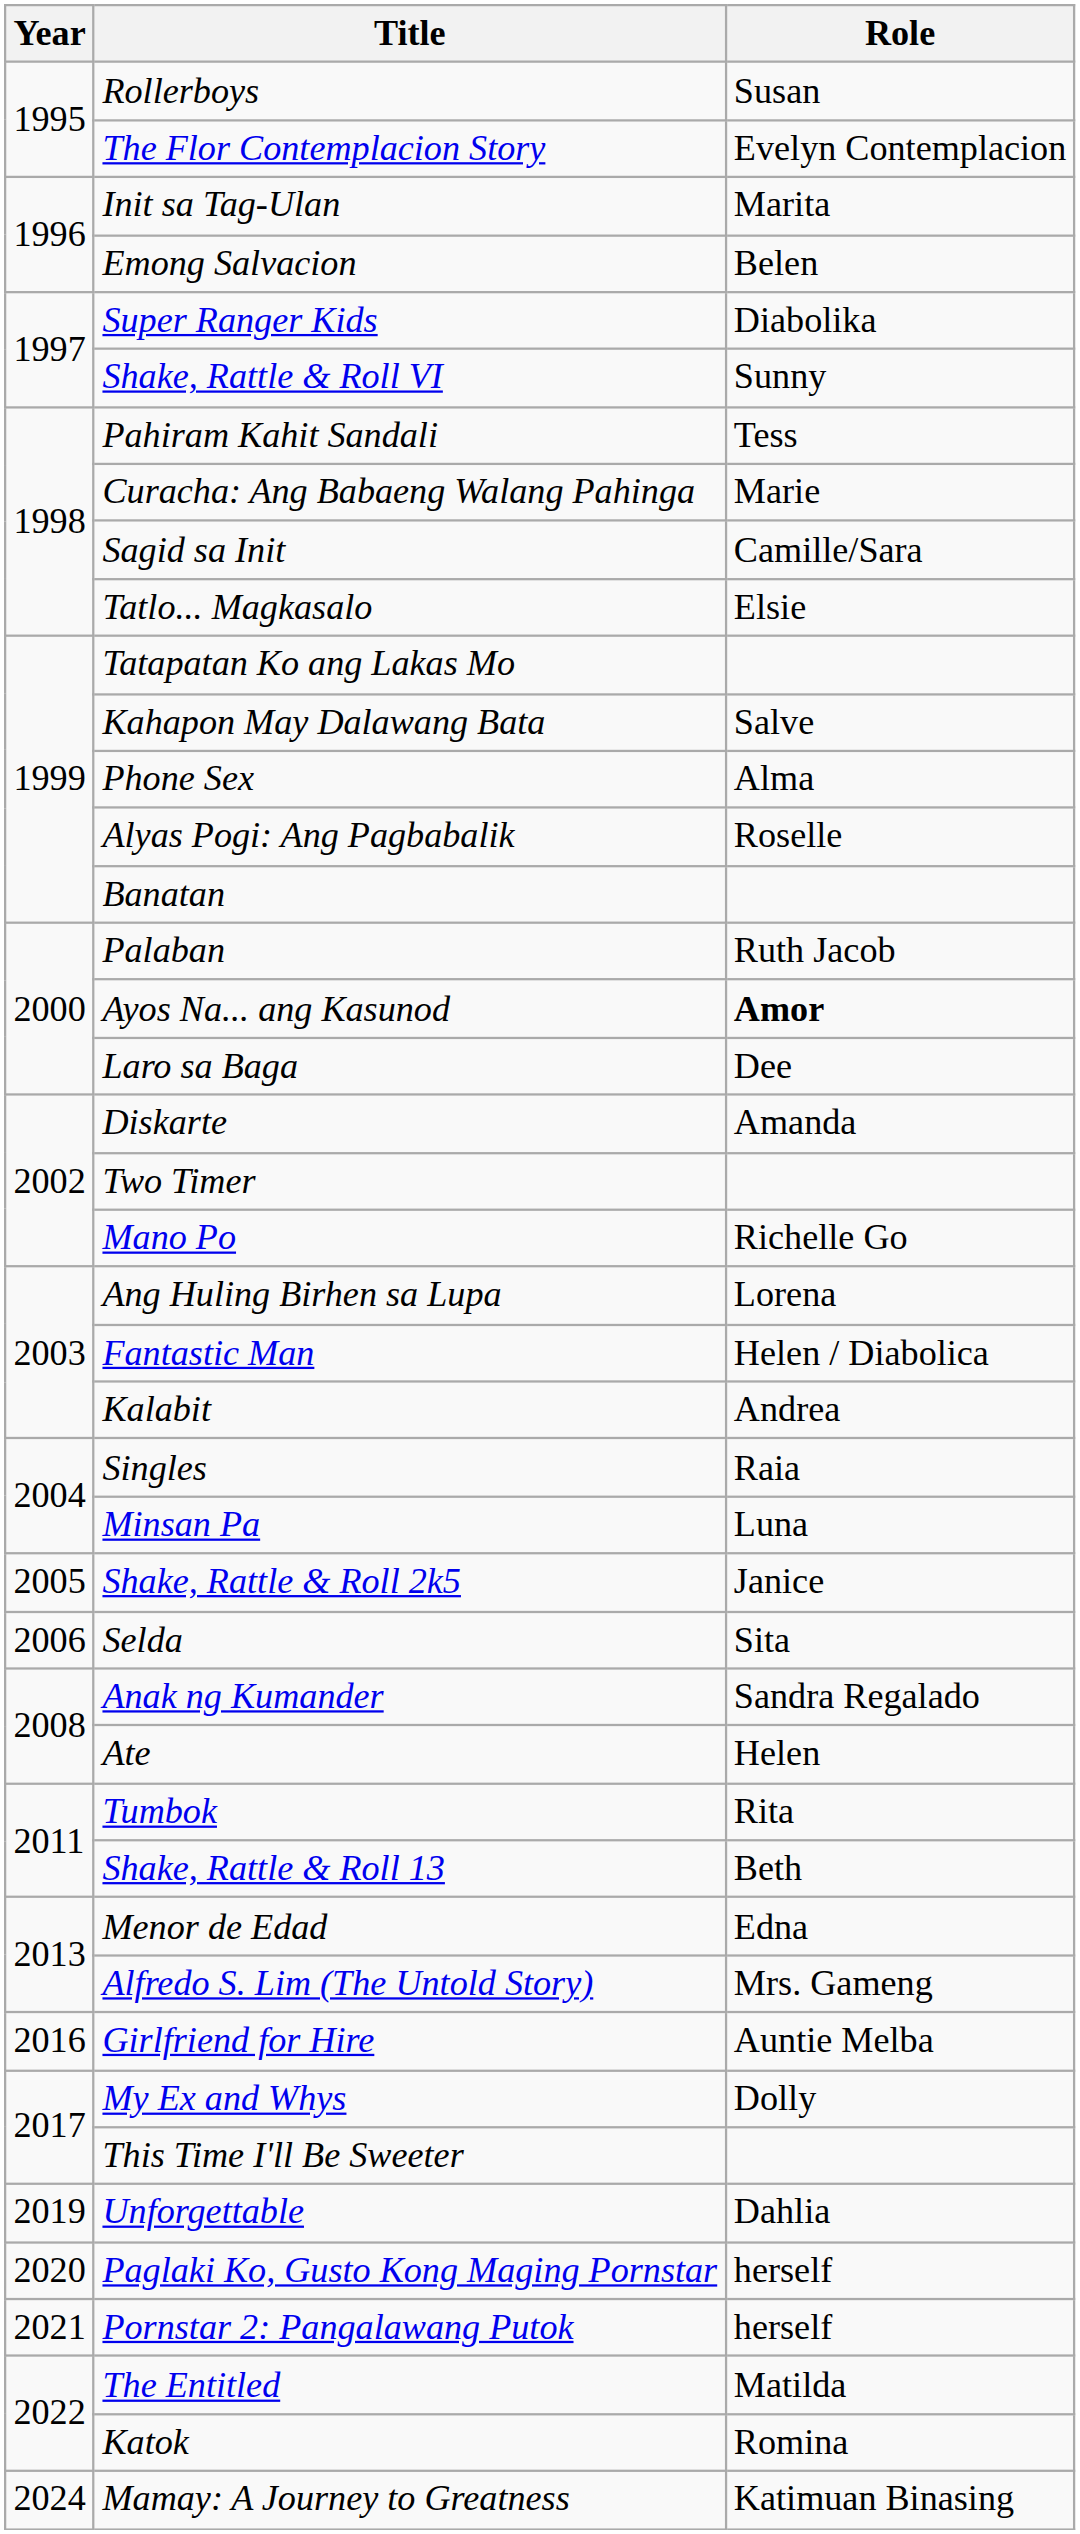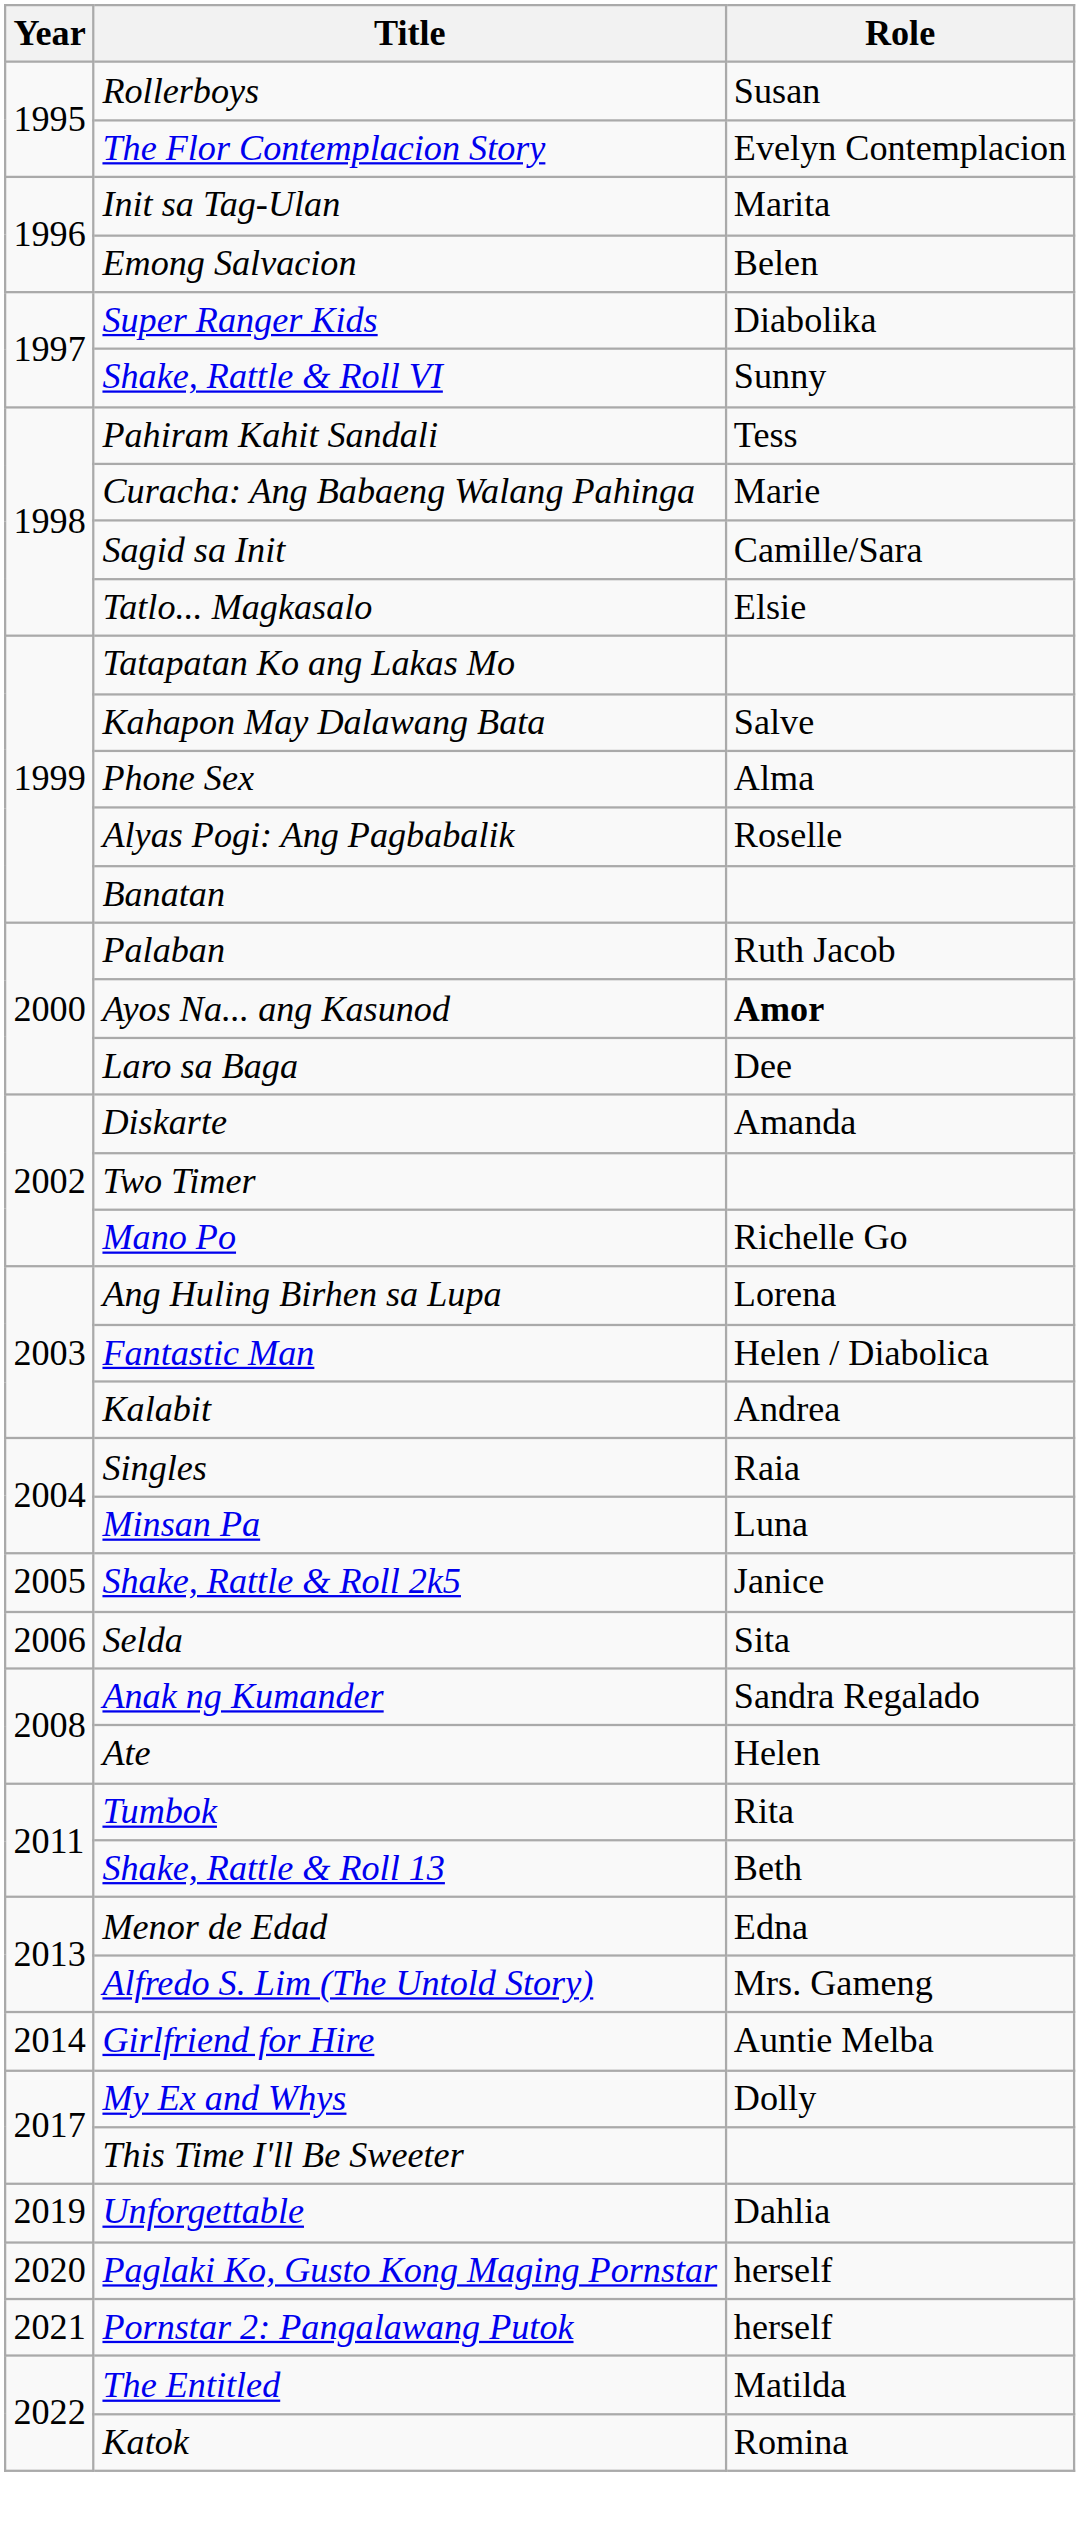(50, 2040) 2016 -> (50, 2040) 2014
- row: (336, 2499)
